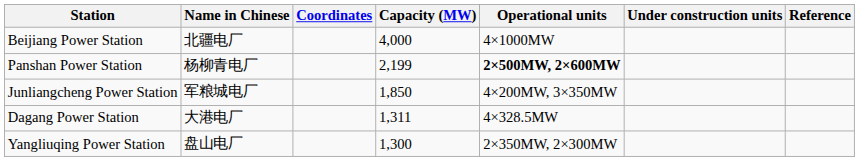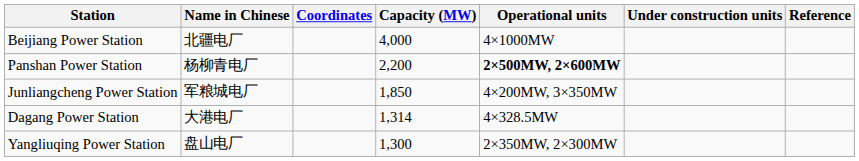(395, 66) 2,199 -> (395, 66) 2,200
(395, 117) 1,311 -> (395, 117) 1,314
